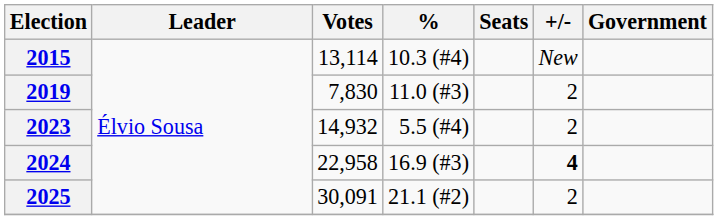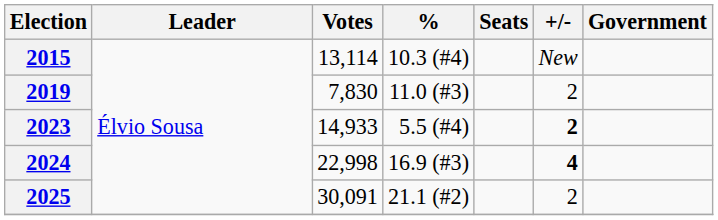(348, 127) 14,932 -> (348, 127) 14,933
(572, 127) normal -> (572, 127) bold
(348, 162) 22,958 -> (348, 162) 22,998
